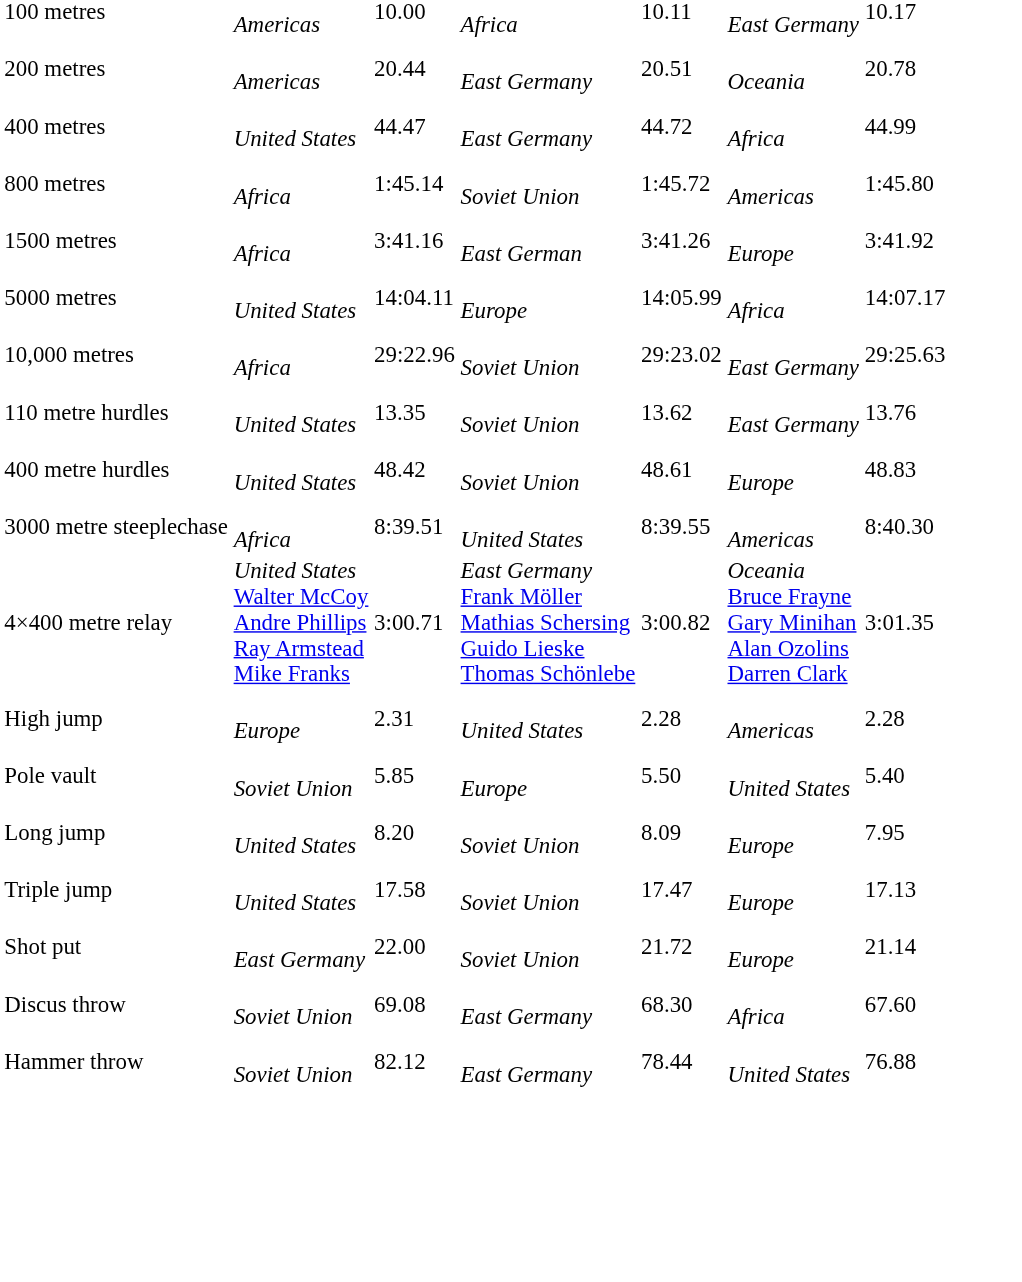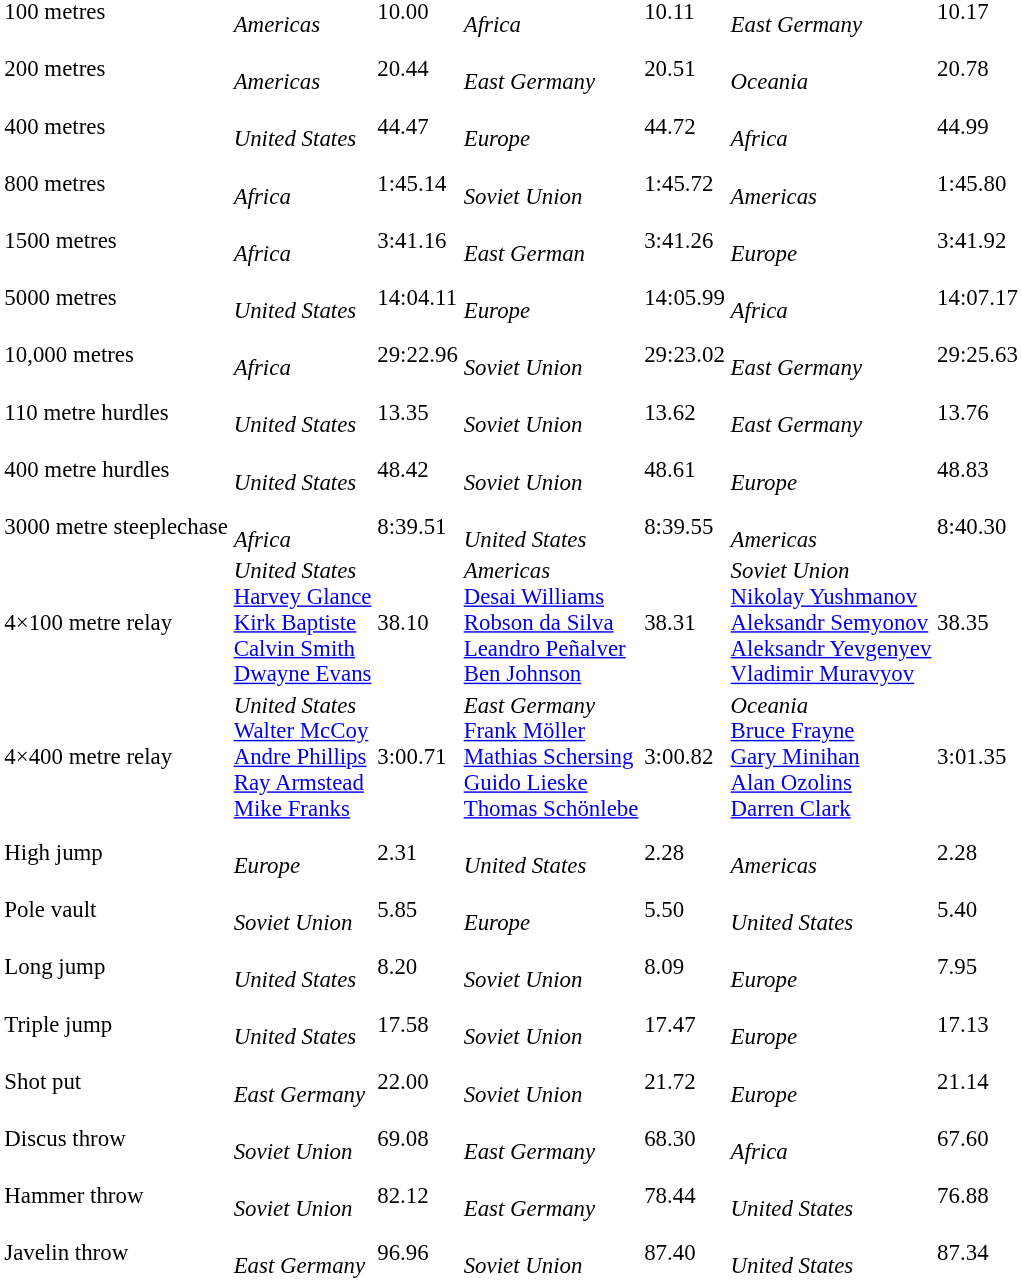(526, 139) East Germany -> (497, 139) Europe
+ row: (88, 622)
+ row: (66, 1253)
